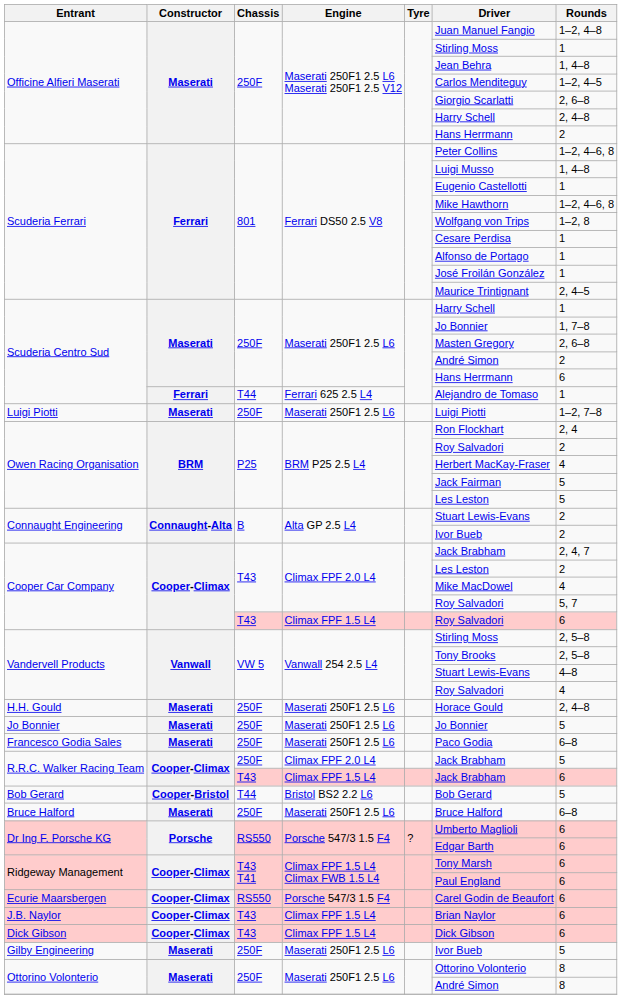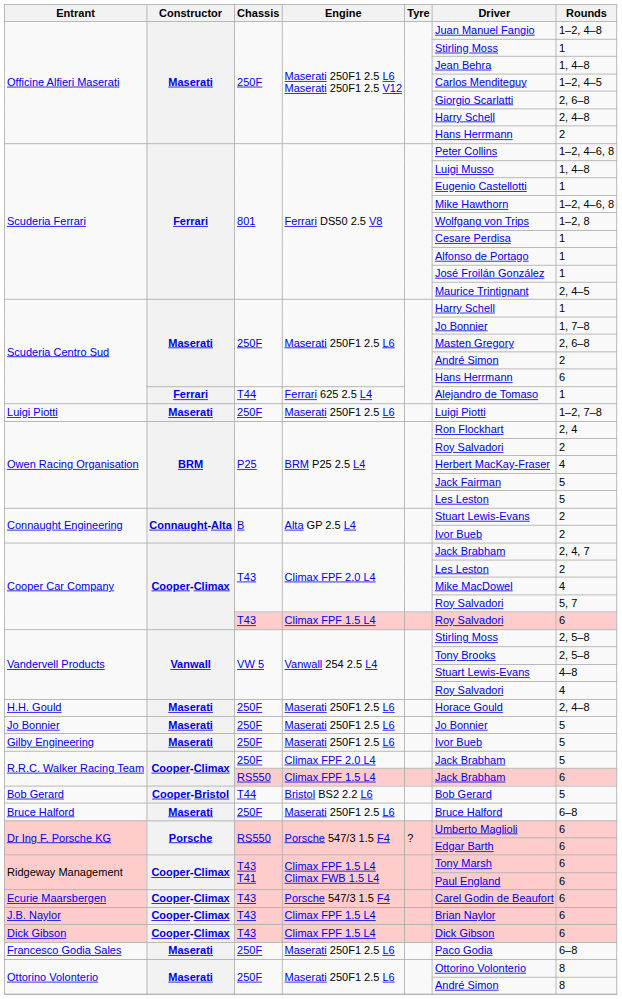rows swapped: (50, 950) <-> (64, 742)
(247, 777) T43 -> (254, 777) RS550
(254, 898) RS550 -> (247, 898) T43
